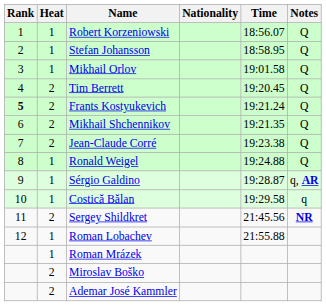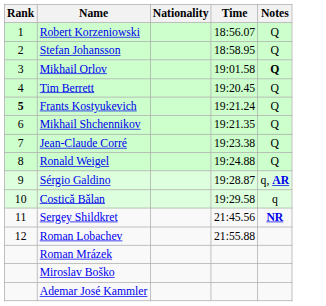- column: (52, 13)
(304, 69) normal -> (275, 69) bold
